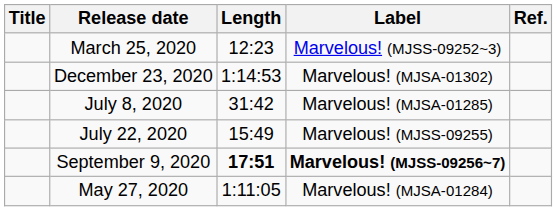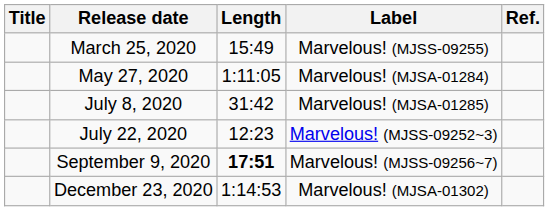(251, 47) 12:23 -> (251, 47) 15:49
(398, 47) Marvelous! (MJSS-09252~3) -> (394, 47) Marvelous! (MJSS-09255)
rows swapped: (133, 190) <-> (133, 76)
(251, 133) 15:49 -> (251, 133) 12:23
(398, 133) Marvelous! (MJSS-09255) -> (394, 133) Marvelous! (MJSS-09252~3)
(398, 162) bold -> (394, 162) normal
